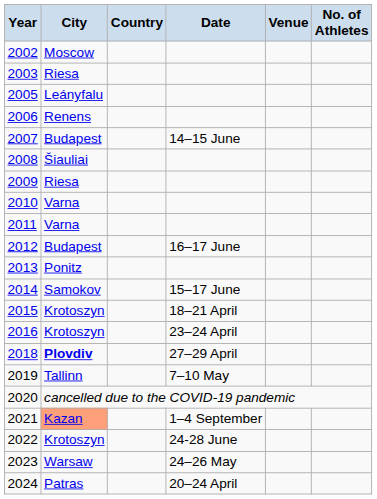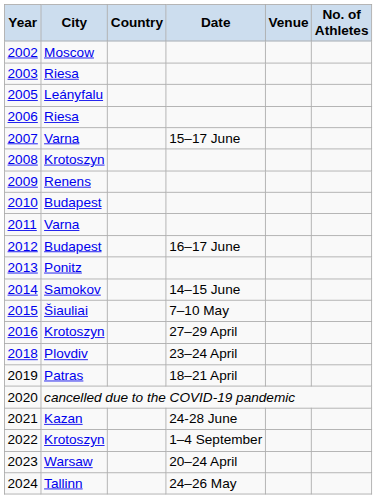(68, 116) Renens -> (61, 116) Riesa
(73, 138) Budapest -> (62, 138) Varna
(205, 138) 14–15 June -> (205, 138) 15–17 June
(66, 159) Šiauliai -> (74, 159) Krotoszyn
(61, 181) Riesa -> (68, 181) Renens
(62, 203) Varna -> (73, 203) Budapest
(205, 289) 15–17 June -> (205, 289) 14–15 June
(74, 310) Krotoszyn -> (66, 310) Šiauliai
(203, 310) 18–21 April -> (199, 310) 7–10 May
(203, 332) 23–24 April -> (203, 332) 27–29 April
(68, 354) bold -> (66, 354) normal
(203, 354) 27–29 April -> (203, 354) 23–24 April
(63, 375) Tallinn -> (64, 375) Patras
(199, 375) 7–10 May -> (203, 375) 18–21 April
(63, 418) lightsalmon background -> (63, 418) no background
(216, 418) 1–4 September -> (203, 418) 24-28 June
(203, 440) 24-28 June -> (216, 440) 1–4 September
(203, 461) 24–26 May -> (203, 461) 20–24 April
(64, 483) Patras -> (63, 483) Tallinn
(203, 483) 20–24 April -> (203, 483) 24–26 May
